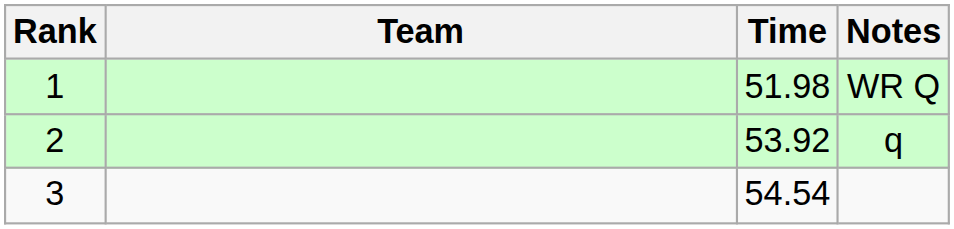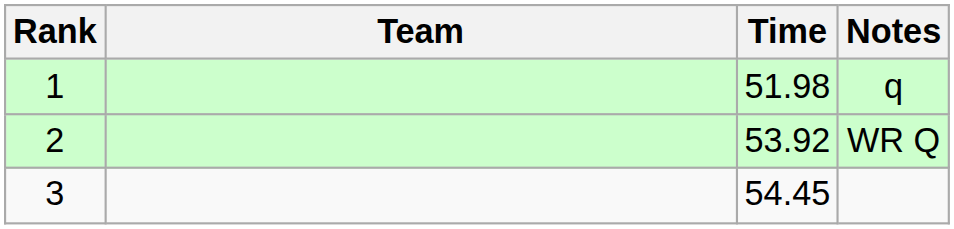(894, 85) WR Q -> (894, 85) q
(894, 140) q -> (894, 140) WR Q
(787, 194) 54.54 -> (787, 194) 54.45
